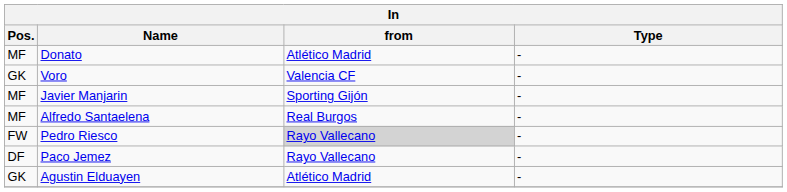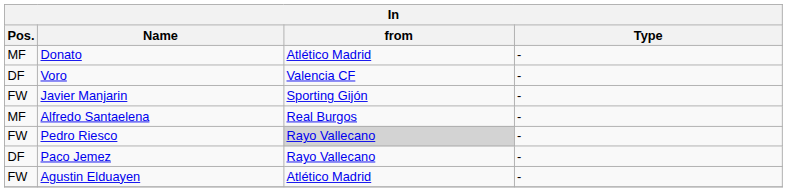(17, 76) GK -> (16, 76) DF
(17, 96) MF -> (17, 96) FW
(17, 177) GK -> (17, 177) FW
